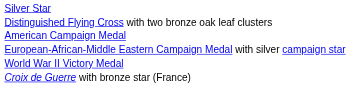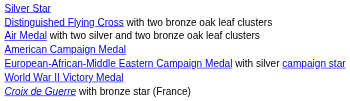+ row: (132, 36)
